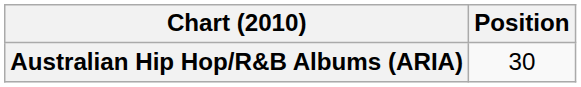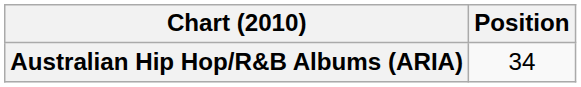(522, 61) 30 -> (522, 61) 34
